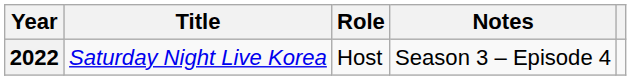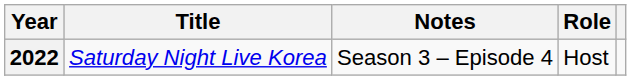columns swapped: (361, 22) <-> (503, 22)
